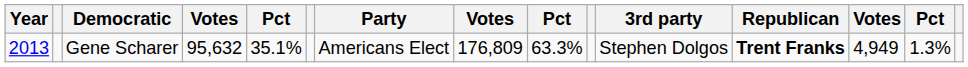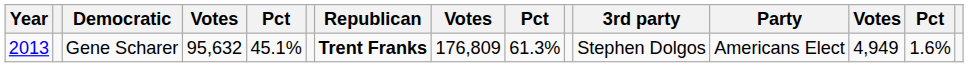columns swapped: (791, 19) <-> (384, 19)
(276, 48) 35.1% -> (276, 48) 45.1%
(557, 48) 63.3% -> (535, 48) 61.3%
(930, 48) 1.3% -> (930, 48) 1.6%
